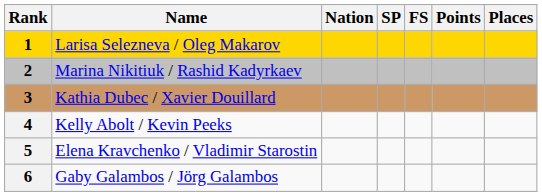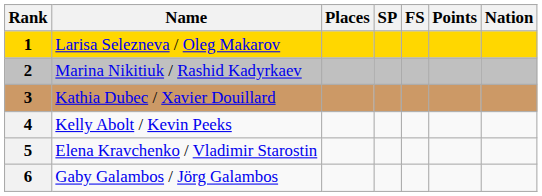columns swapped: (349, 17) <-> (511, 17)
